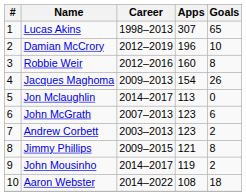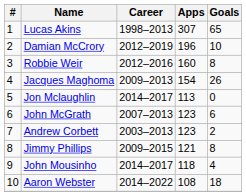(186, 166) 119 -> (186, 166) 118
(213, 166) 2 -> (213, 166) 4
